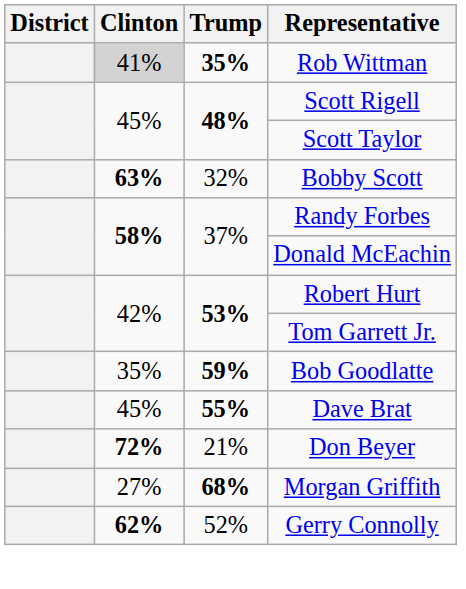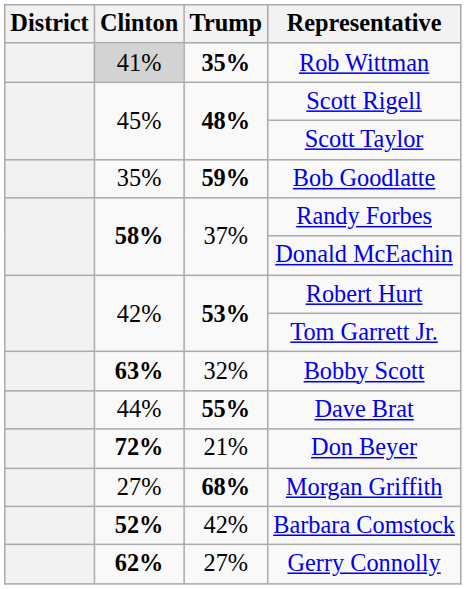rows swapped: (362, 178) <-> (362, 370)
(139, 409) 45% -> (139, 409) 44%
+ row: (364, 525)
(226, 525) 52% -> (226, 563) 27%
